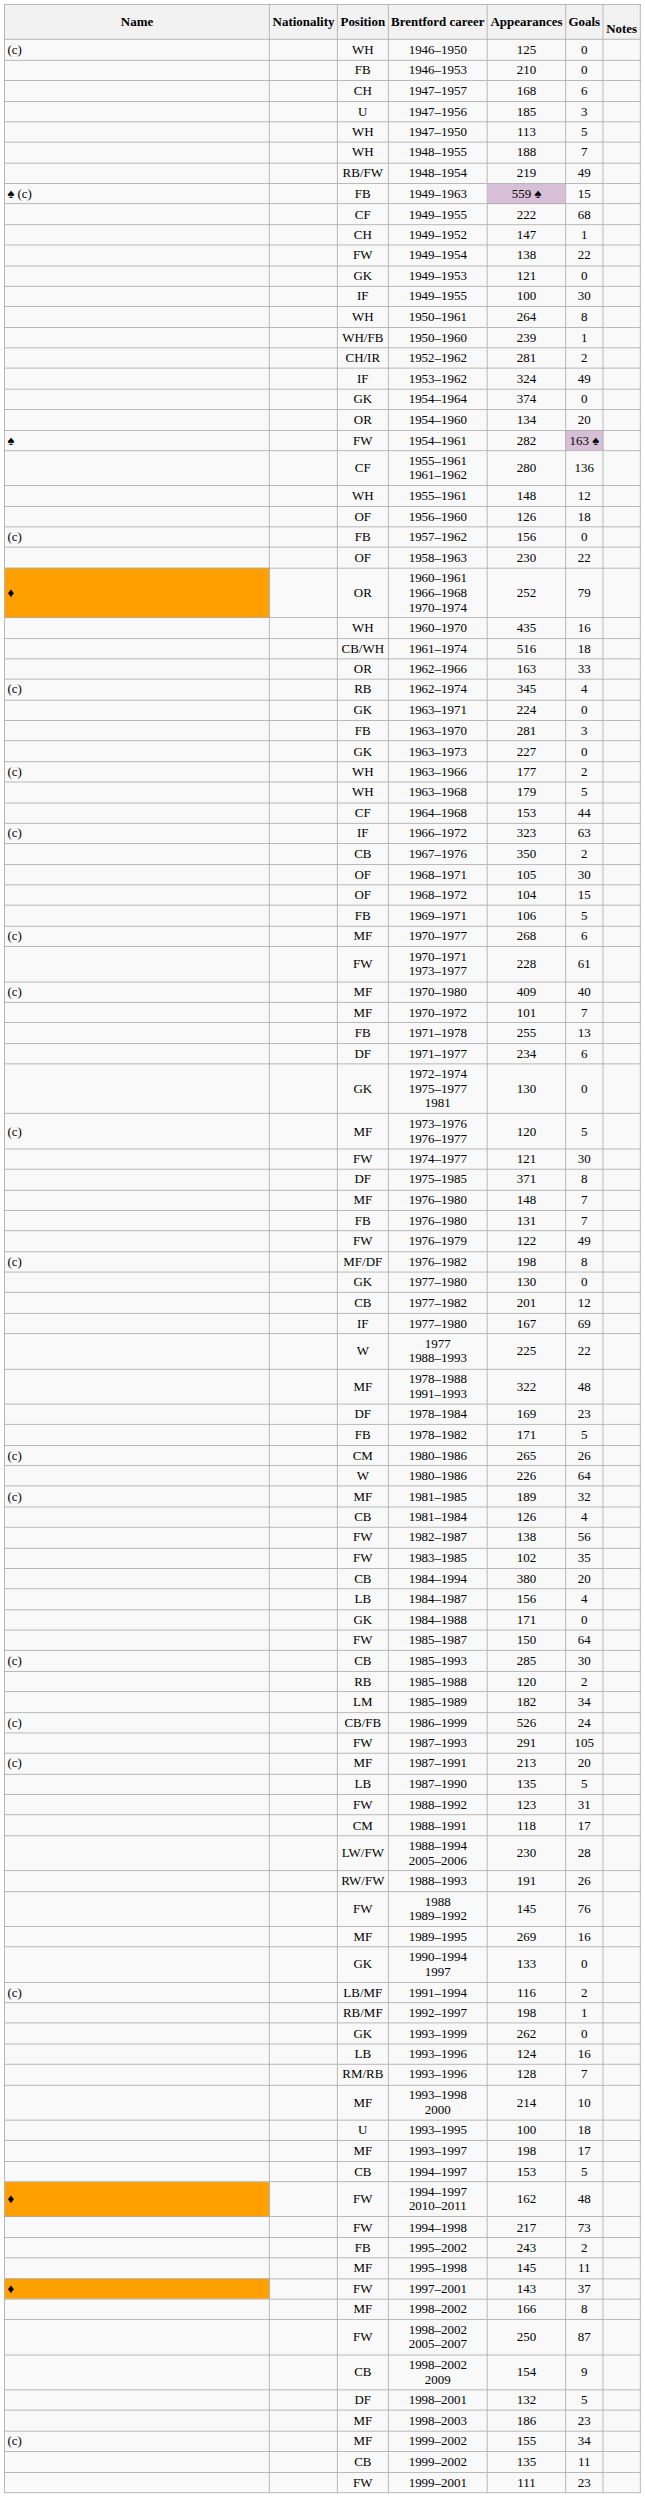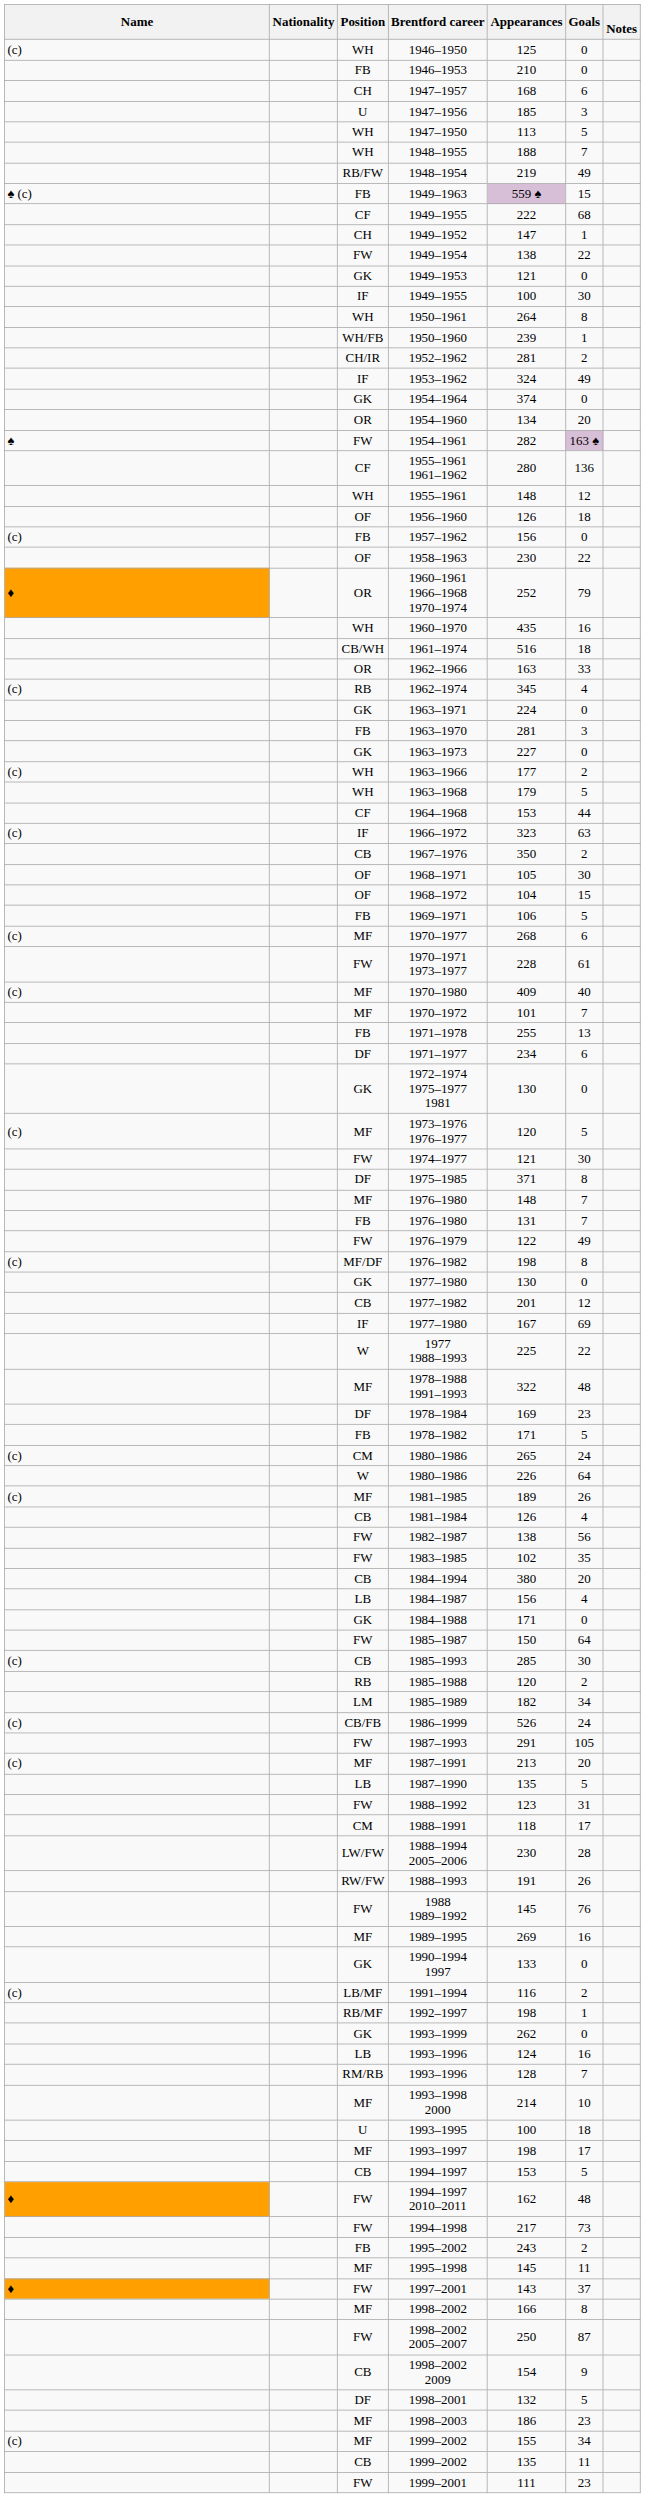(584, 1455) 26 -> (584, 1455) 24
(584, 1496) 32 -> (584, 1496) 26
